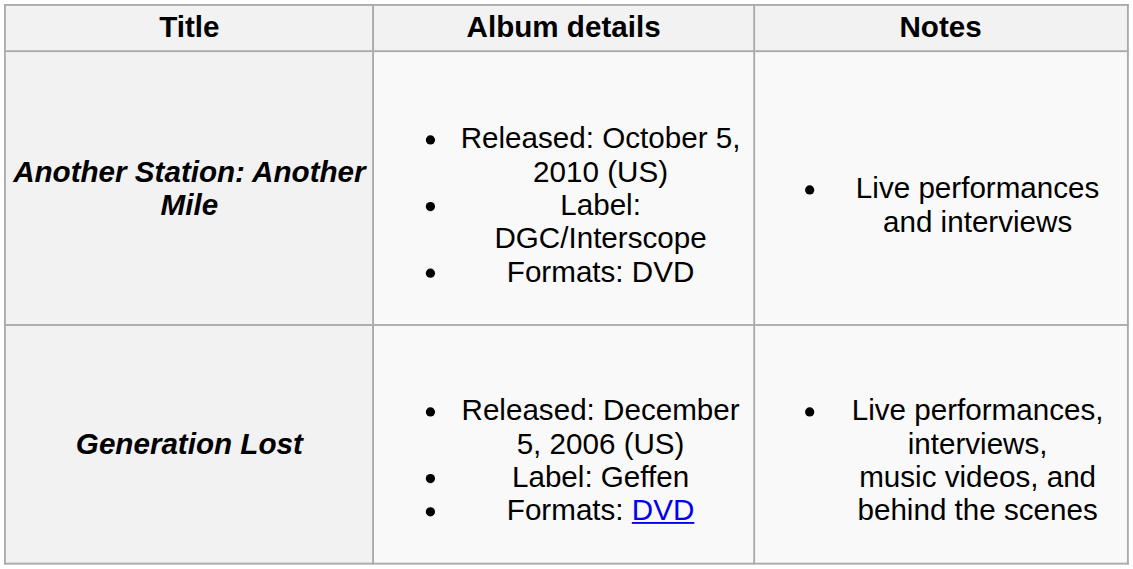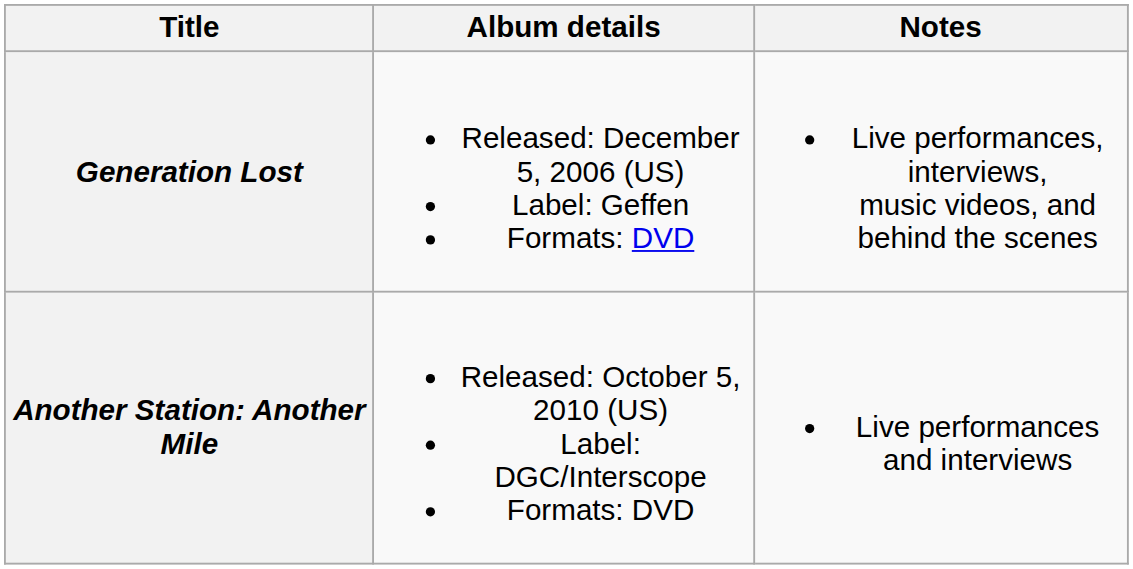rows swapped: (189, 443) <-> (189, 187)
